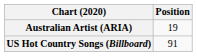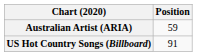(173, 28) 19 -> (173, 28) 59
